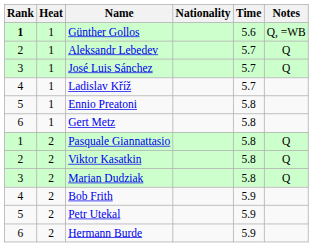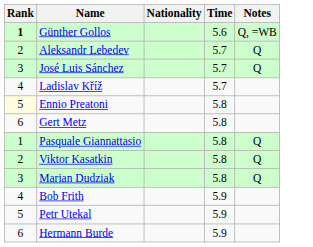- column: (51, 13)
(20, 104) no background -> (20, 104) lightyellow background
